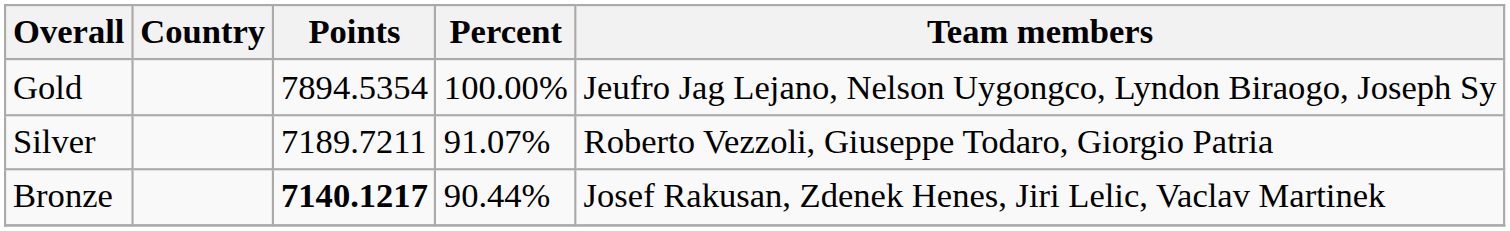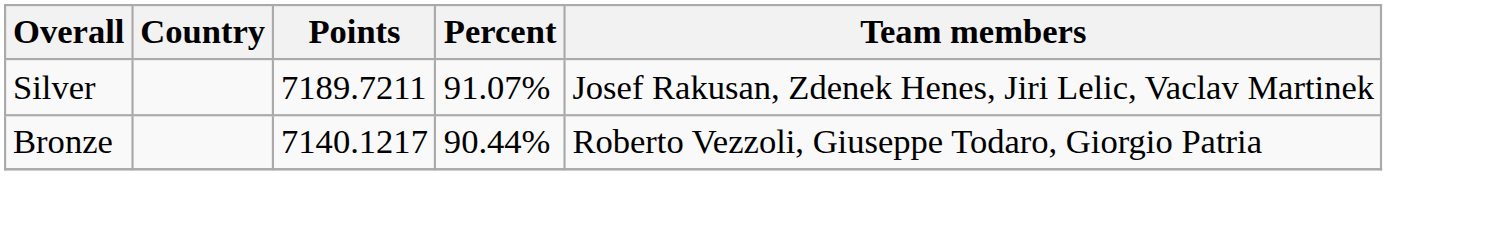- row: (48, 86)
(928, 141) Roberto Vezzoli, Giuseppe Todaro, Giorgio Patria -> (973, 86) Josef Rakusan, Zdenek Henes, Jiri Lelic, Vaclav Martinek
(354, 196) bold -> (354, 141) normal
(984, 196) Josef Rakusan, Zdenek Henes, Jiri Lelic, Vaclav Martinek -> (917, 141) Roberto Vezzoli, Giuseppe Todaro, Giorgio Patria
